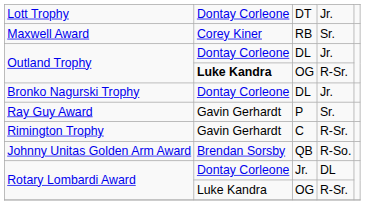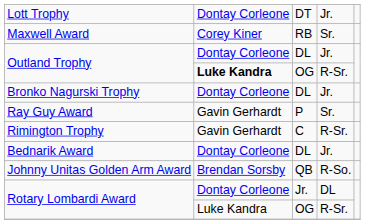+ row: (50, 151)
